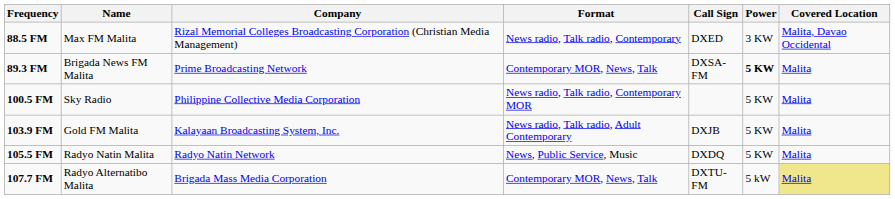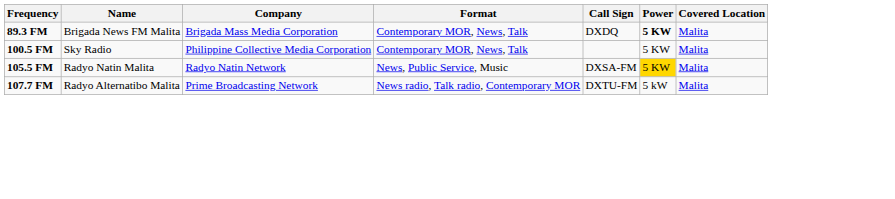- row: (27, 37)
(241, 68) Prime Broadcasting Network -> (262, 31) Brigada Mass Media Corporation
(709, 68) DXSA-FM -> (602, 31) DXDQ
(594, 99) News radio, Talk radio, Contemporary MOR -> (452, 49) Contemporary MOR, News, Talk
- row: (30, 130)
(708, 154) DXDQ -> (611, 67) DXSA-FM
(759, 154) no background -> (656, 67) gold background
(251, 179) Brigada Mass Media Corporation -> (252, 85) Prime Broadcasting Network
(582, 179) Contemporary MOR, News, Talk -> (478, 85) News radio, Talk radio, Contemporary MOR
(796, 179) khaki background -> (693, 85) no background
